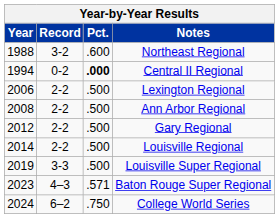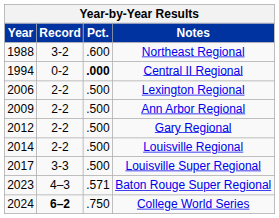(20, 109) 2008 -> (20, 109) 2009
(20, 166) 2019 -> (20, 166) 2017
(60, 204) normal -> (60, 204) bold
